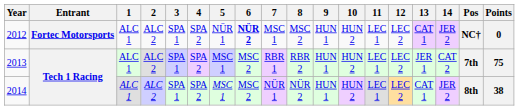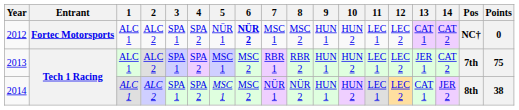(447, 34) JER 2 -> (447, 34) CAT 2
